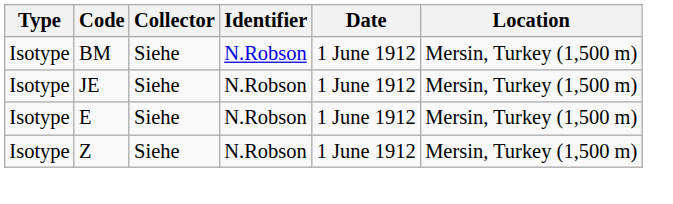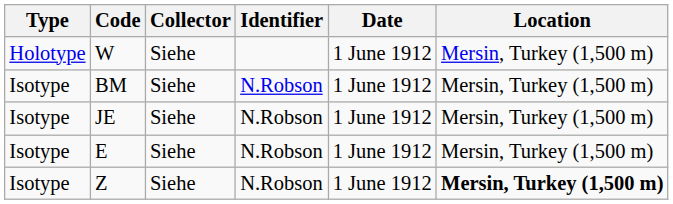+ row: (105, 53)
(531, 150) normal -> (552, 183) bold
